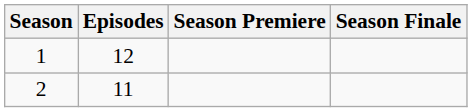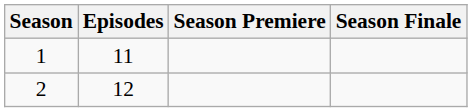(123, 55) 12 -> (123, 55) 11
(123, 89) 11 -> (123, 89) 12
